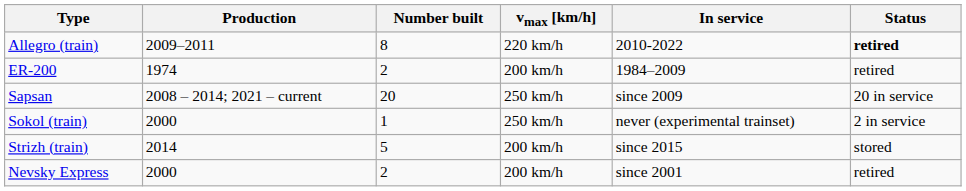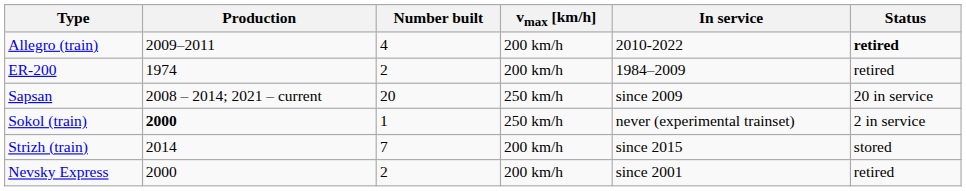(384, 44) 8 -> (384, 44) 4
(534, 44) 220 km/h -> (534, 44) 200 km/h
(161, 121) normal -> (161, 121) bold
(384, 146) 5 -> (384, 146) 7
